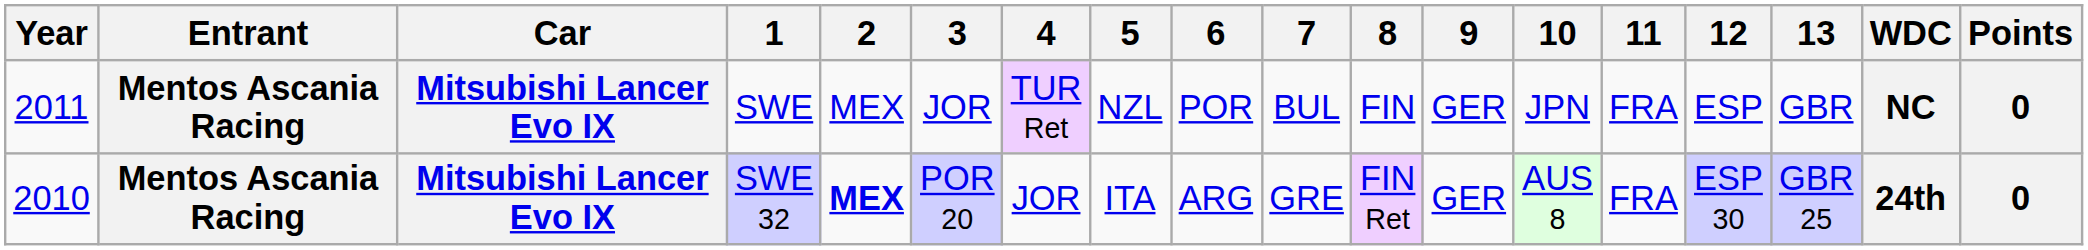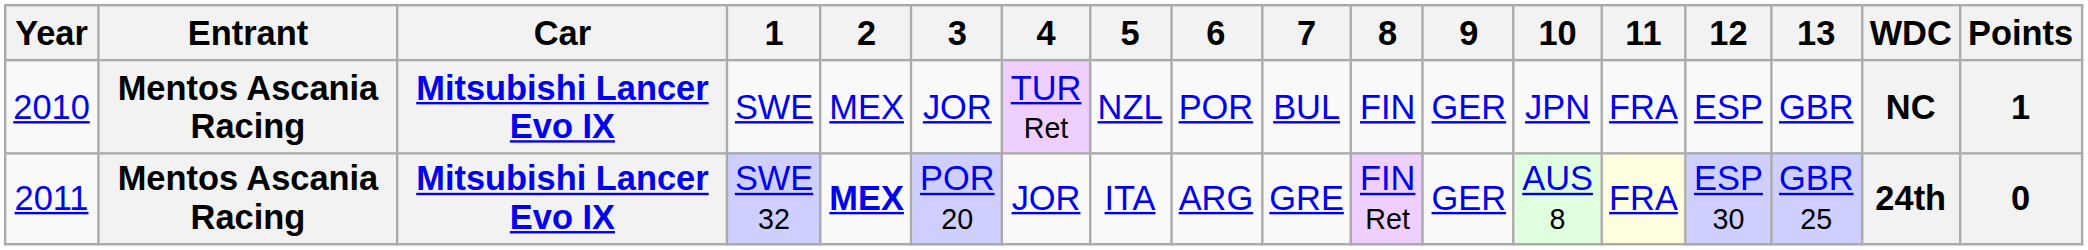(52, 106) 2011 -> (52, 106) 2010
(2021, 106) 0 -> (2021, 106) 1
(52, 199) 2010 -> (52, 199) 2011
(1643, 199) no background -> (1643, 199) lightyellow background
